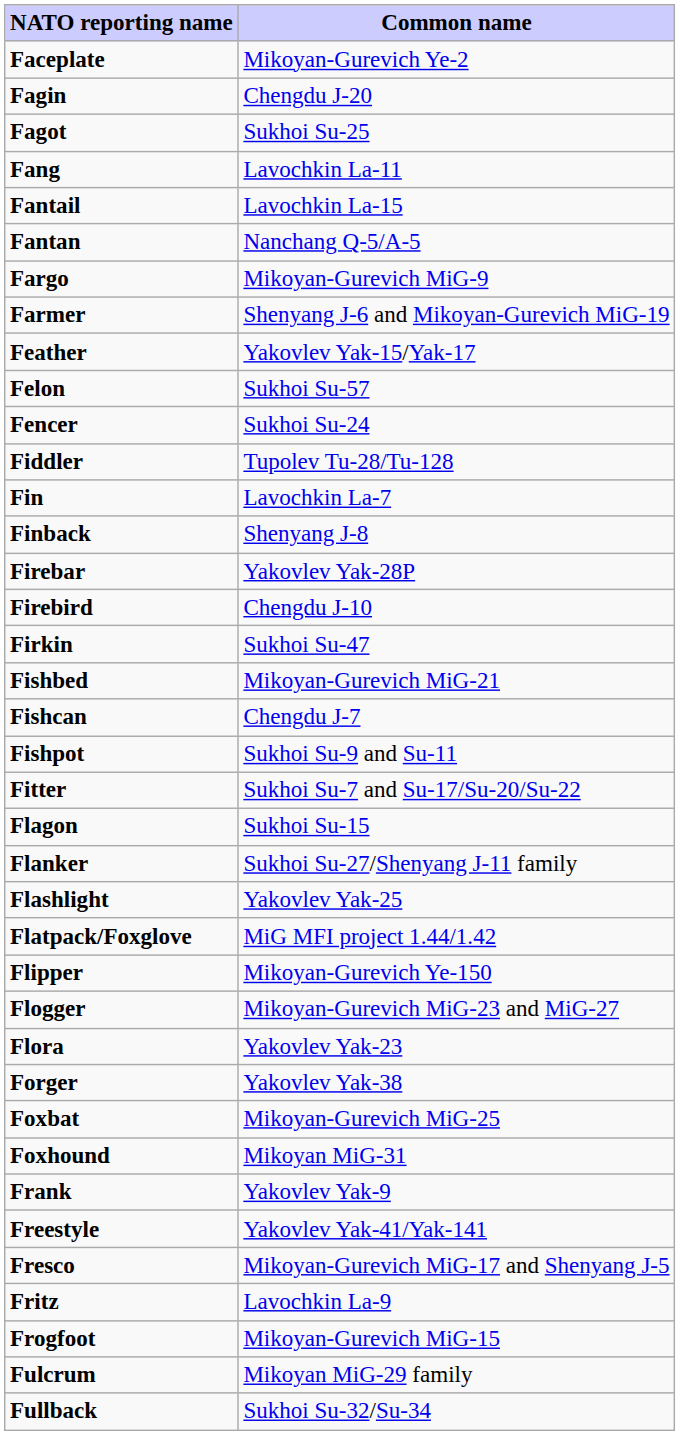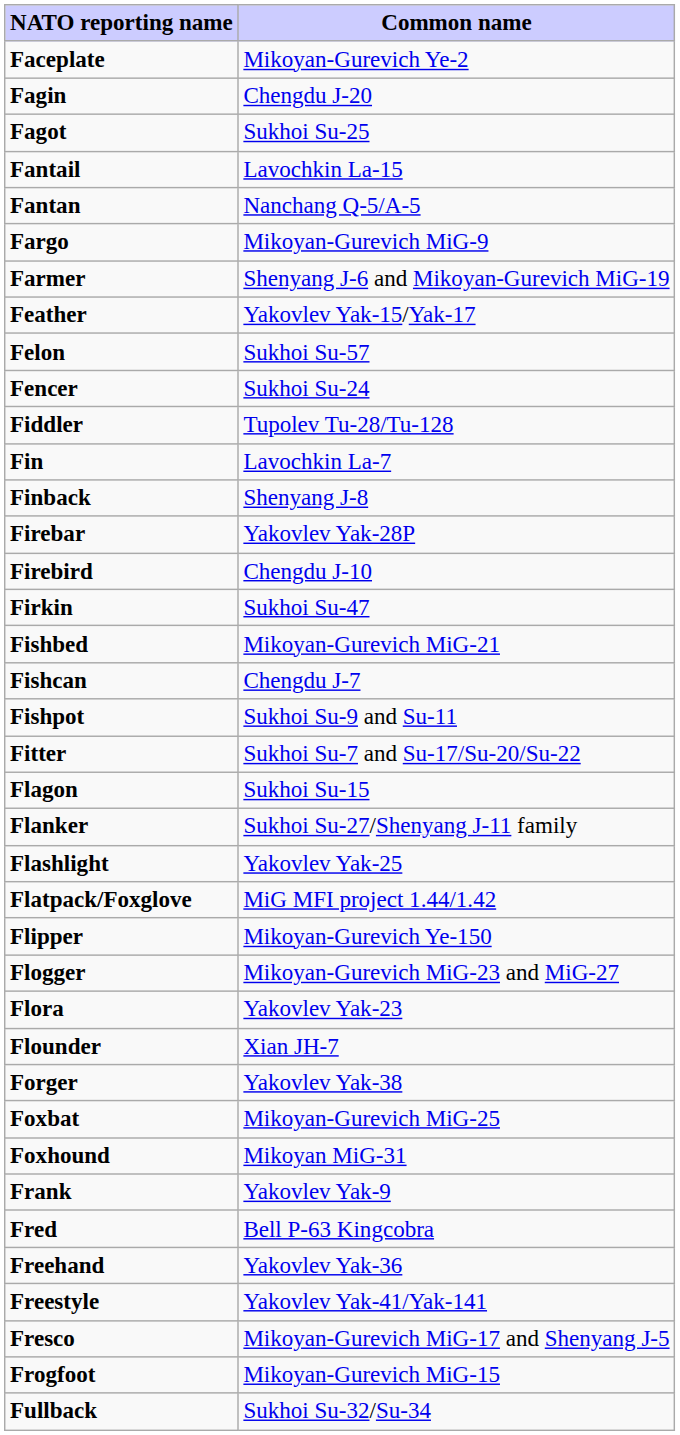- row: (35, 168)
+ row: (55, 1045)
+ row: (33, 1228)
+ row: (57, 1265)
- row: (34, 1301)
- row: (53, 1374)
